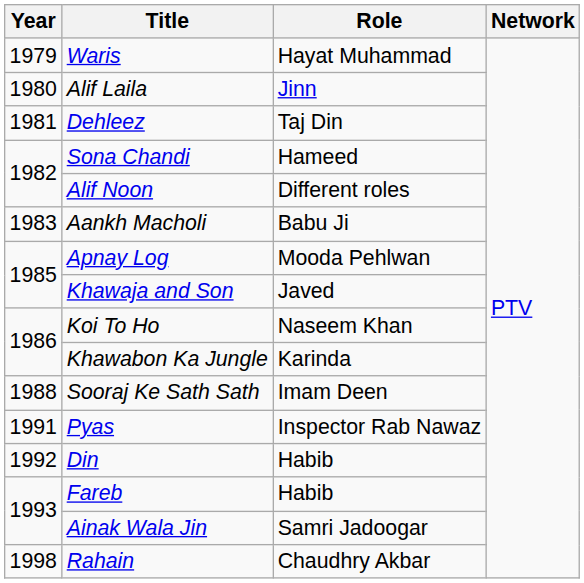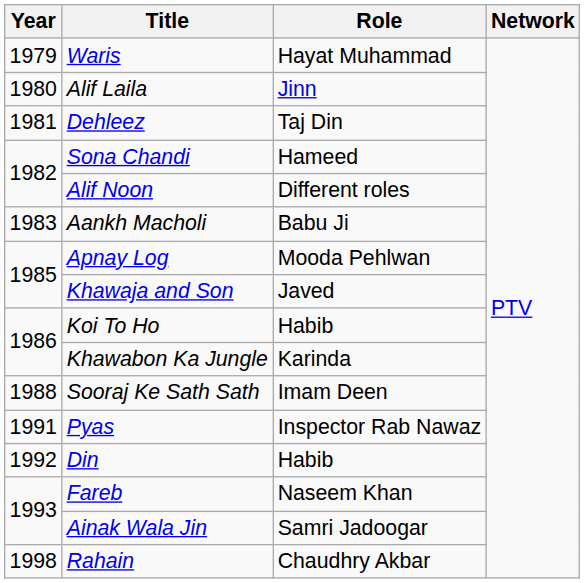(345, 325) Naseem Khan -> (305, 325) Habib
(305, 493) Habib -> (345, 493) Naseem Khan
